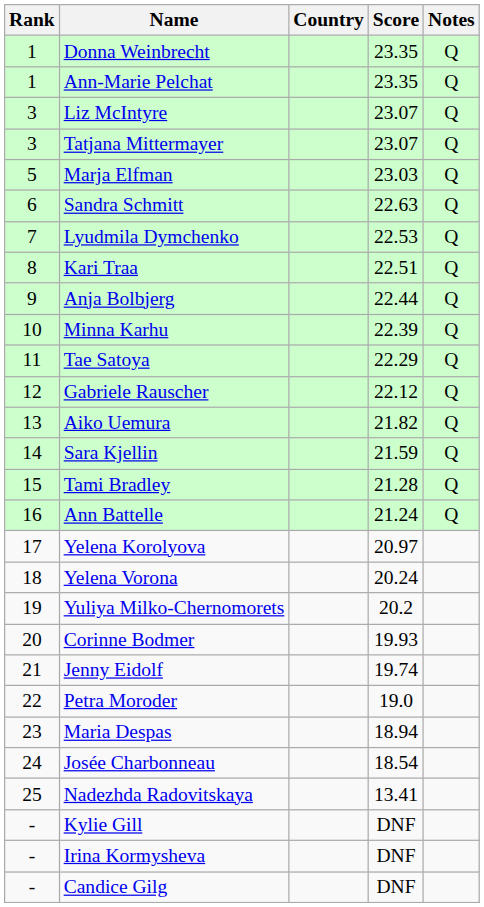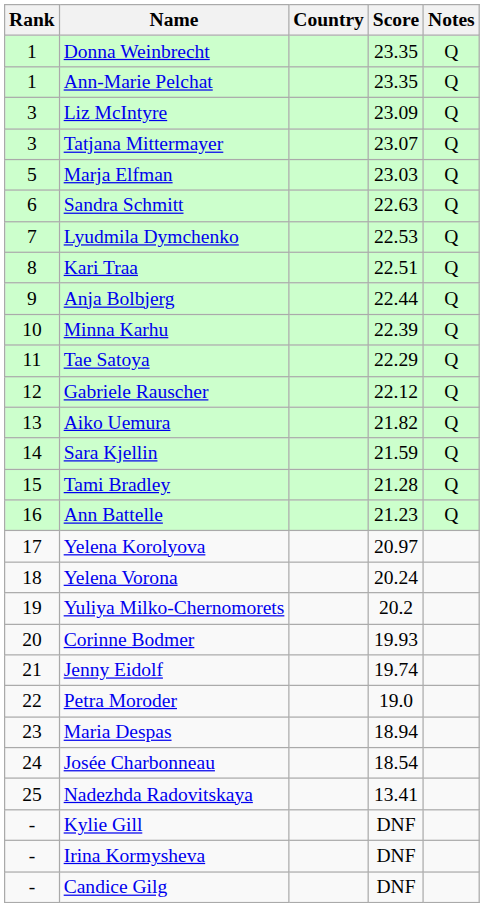(396, 112) 23.07 -> (396, 112) 23.09
(396, 515) 21.24 -> (396, 515) 21.23
